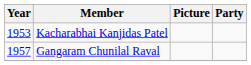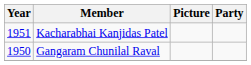(19, 32) 1953 -> (19, 32) 1951
(19, 51) 1957 -> (19, 51) 1950
